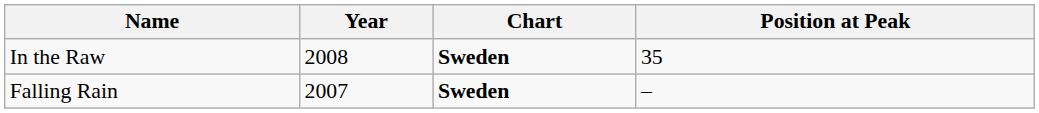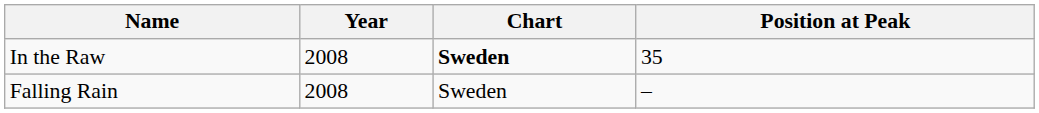(326, 90) 2007 -> (326, 90) 2008
(474, 90) bold -> (472, 90) normal
